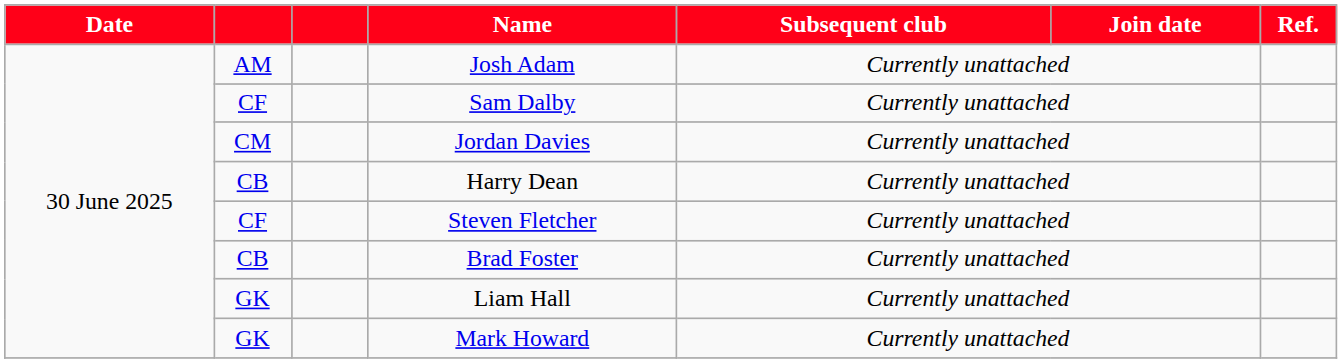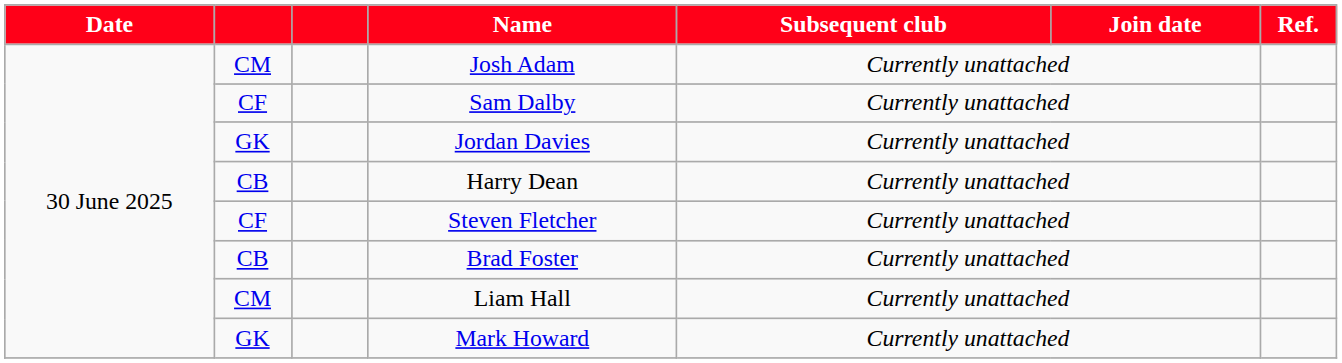(253, 63) AM -> (253, 63) CM
(253, 142) CM -> (253, 142) GK
(253, 298) GK -> (253, 298) CM
